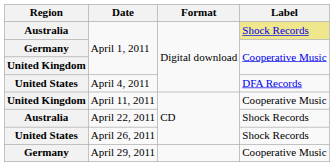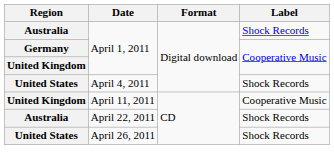(276, 30) khaki background -> (276, 30) no background
(272, 83) DFA Records -> (276, 83) Shock Records
- row: (46, 153)
